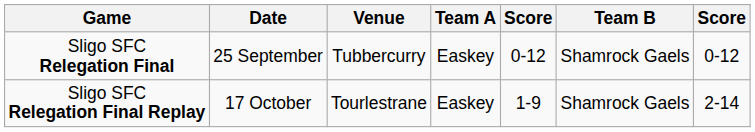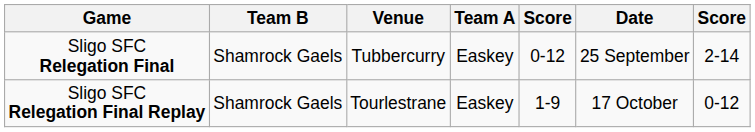columns swapped: (268, 18) <-> (625, 18)
(722, 55) 0-12 -> (722, 55) 2-14
(722, 103) 2-14 -> (722, 103) 0-12
